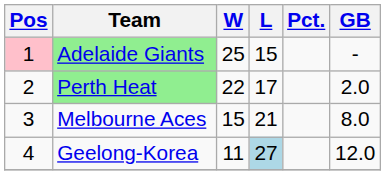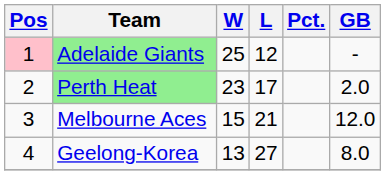(266, 53) 15 -> (266, 53) 12
(233, 86) 22 -> (233, 86) 23
(355, 119) 8.0 -> (355, 119) 12.0
(233, 152) 11 -> (233, 152) 13
(266, 152) lightblue background -> (266, 152) no background
(355, 152) 12.0 -> (355, 152) 8.0
